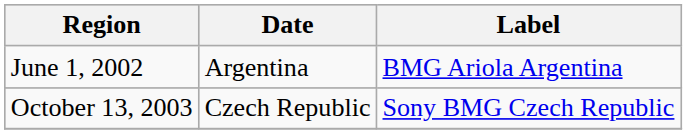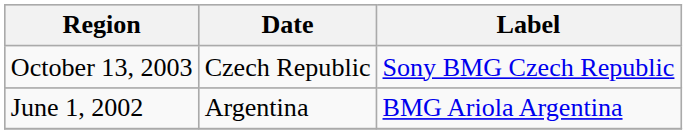rows swapped: (77, 66) <-> (102, 107)
